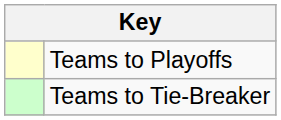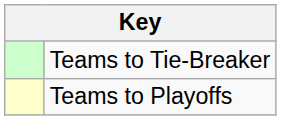rows swapped: (141, 59) <-> (160, 96)
